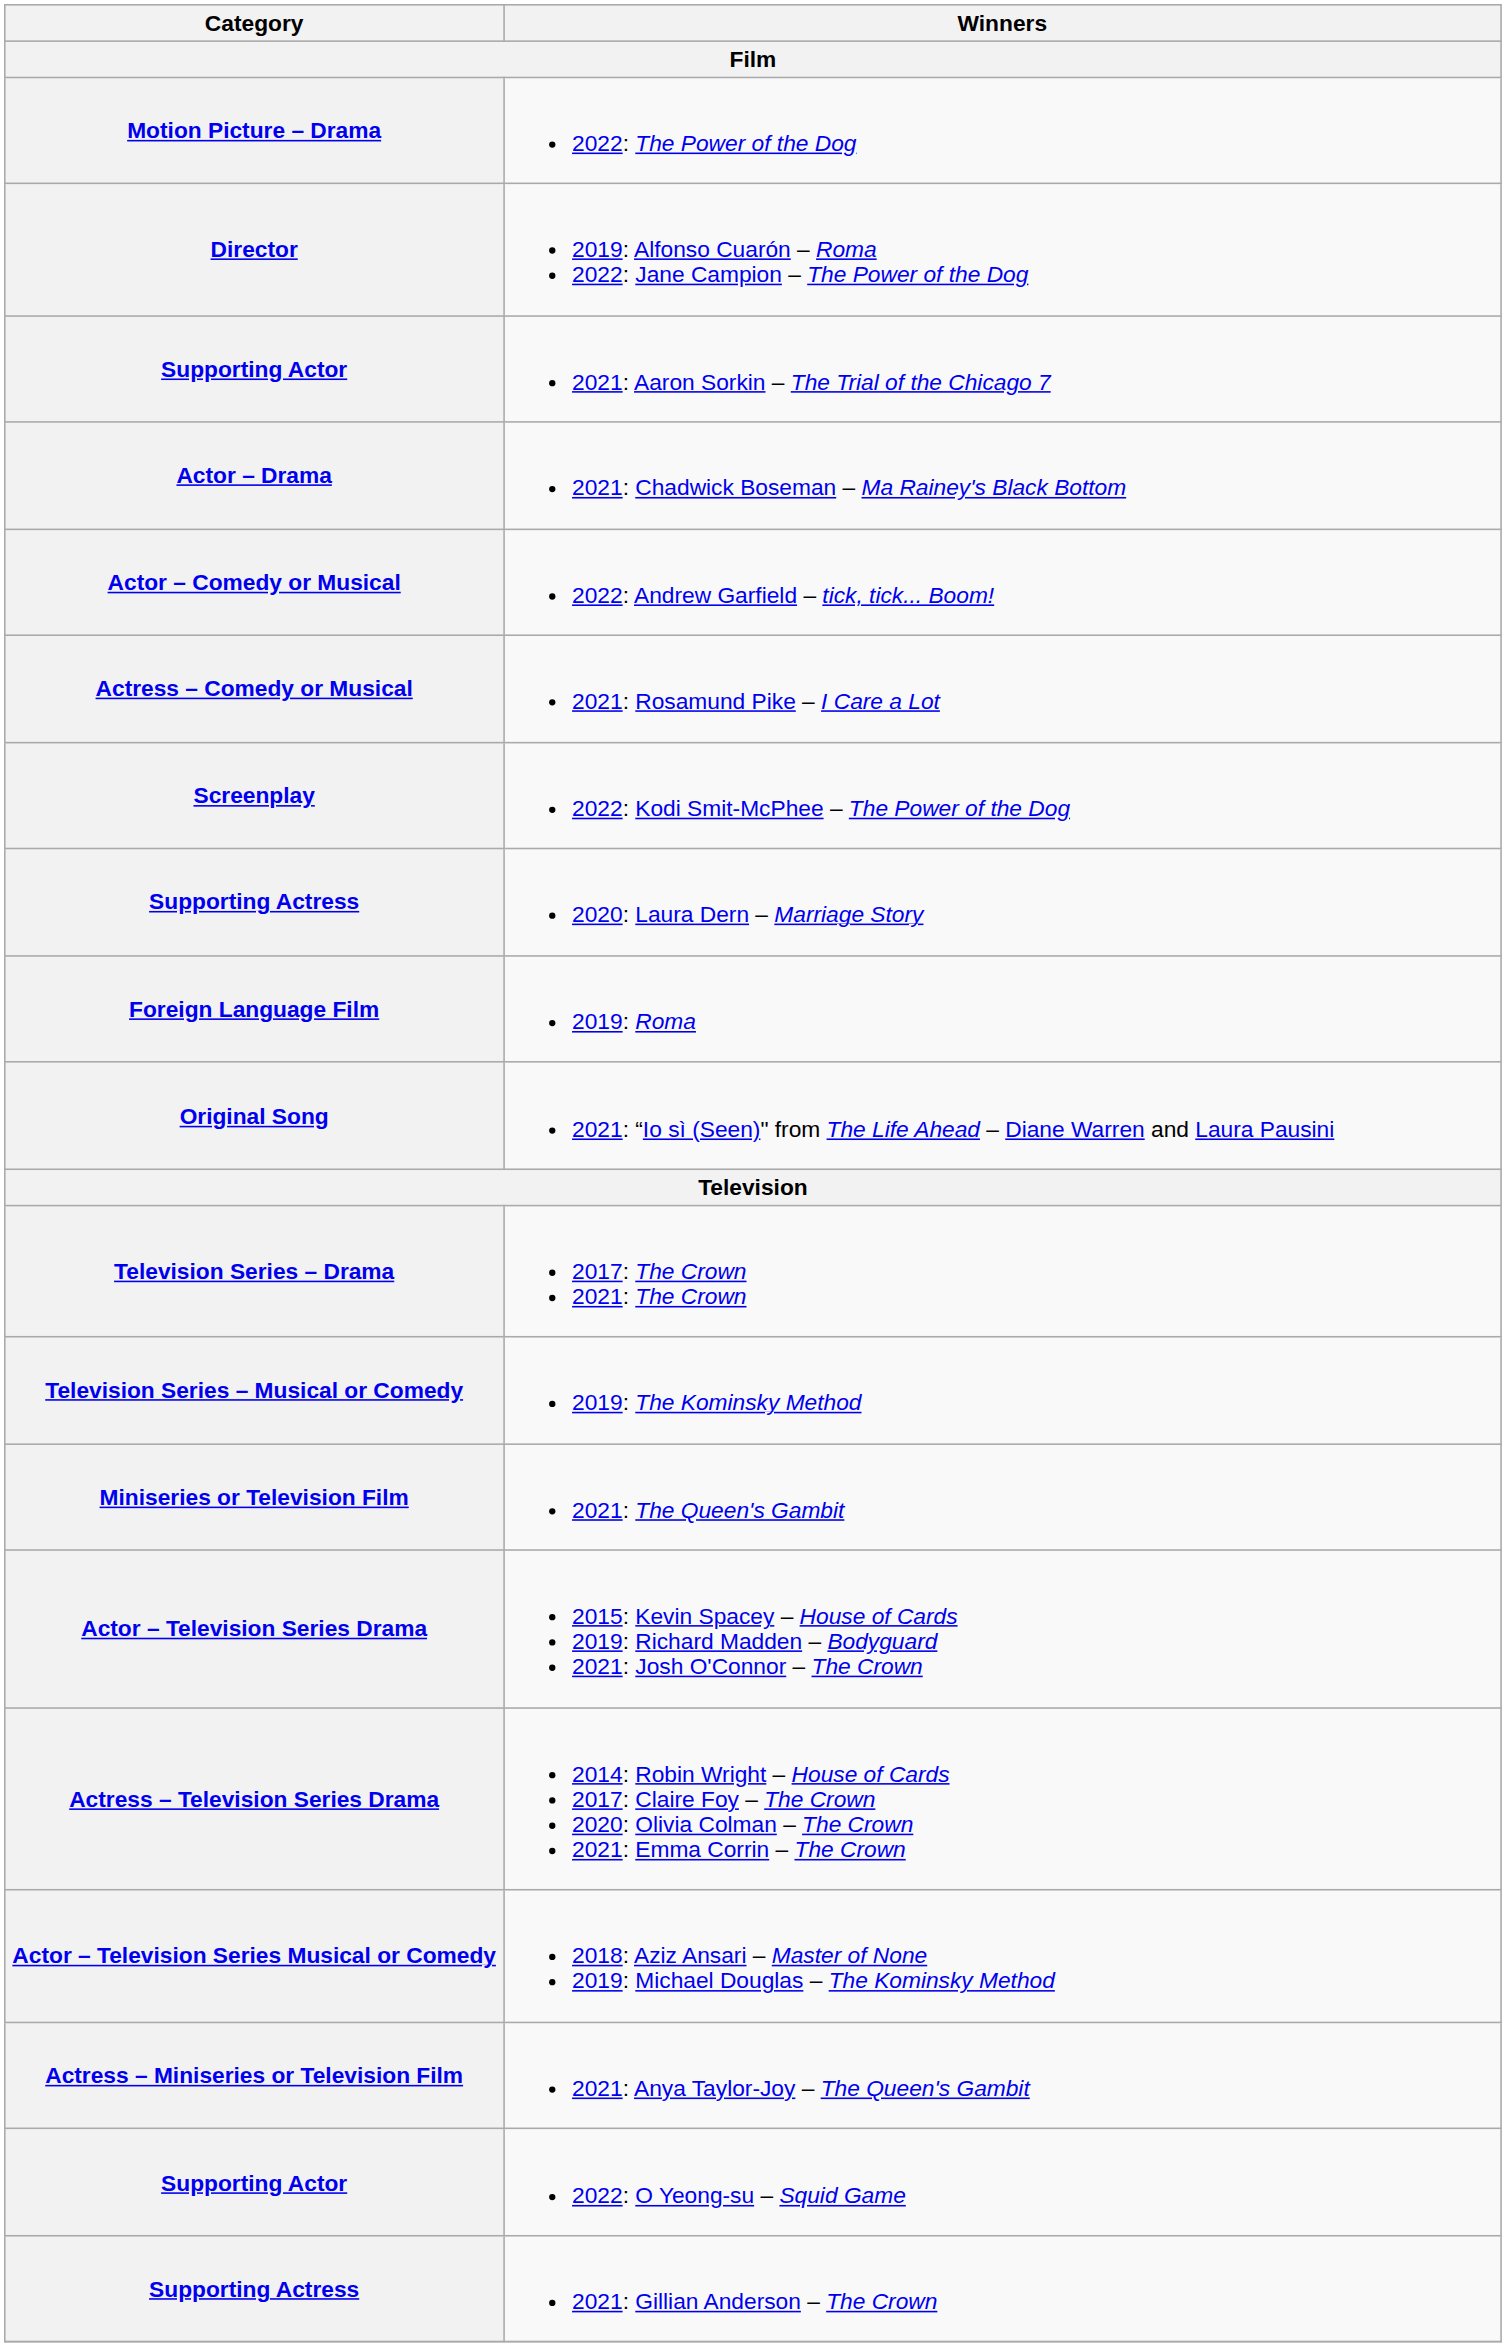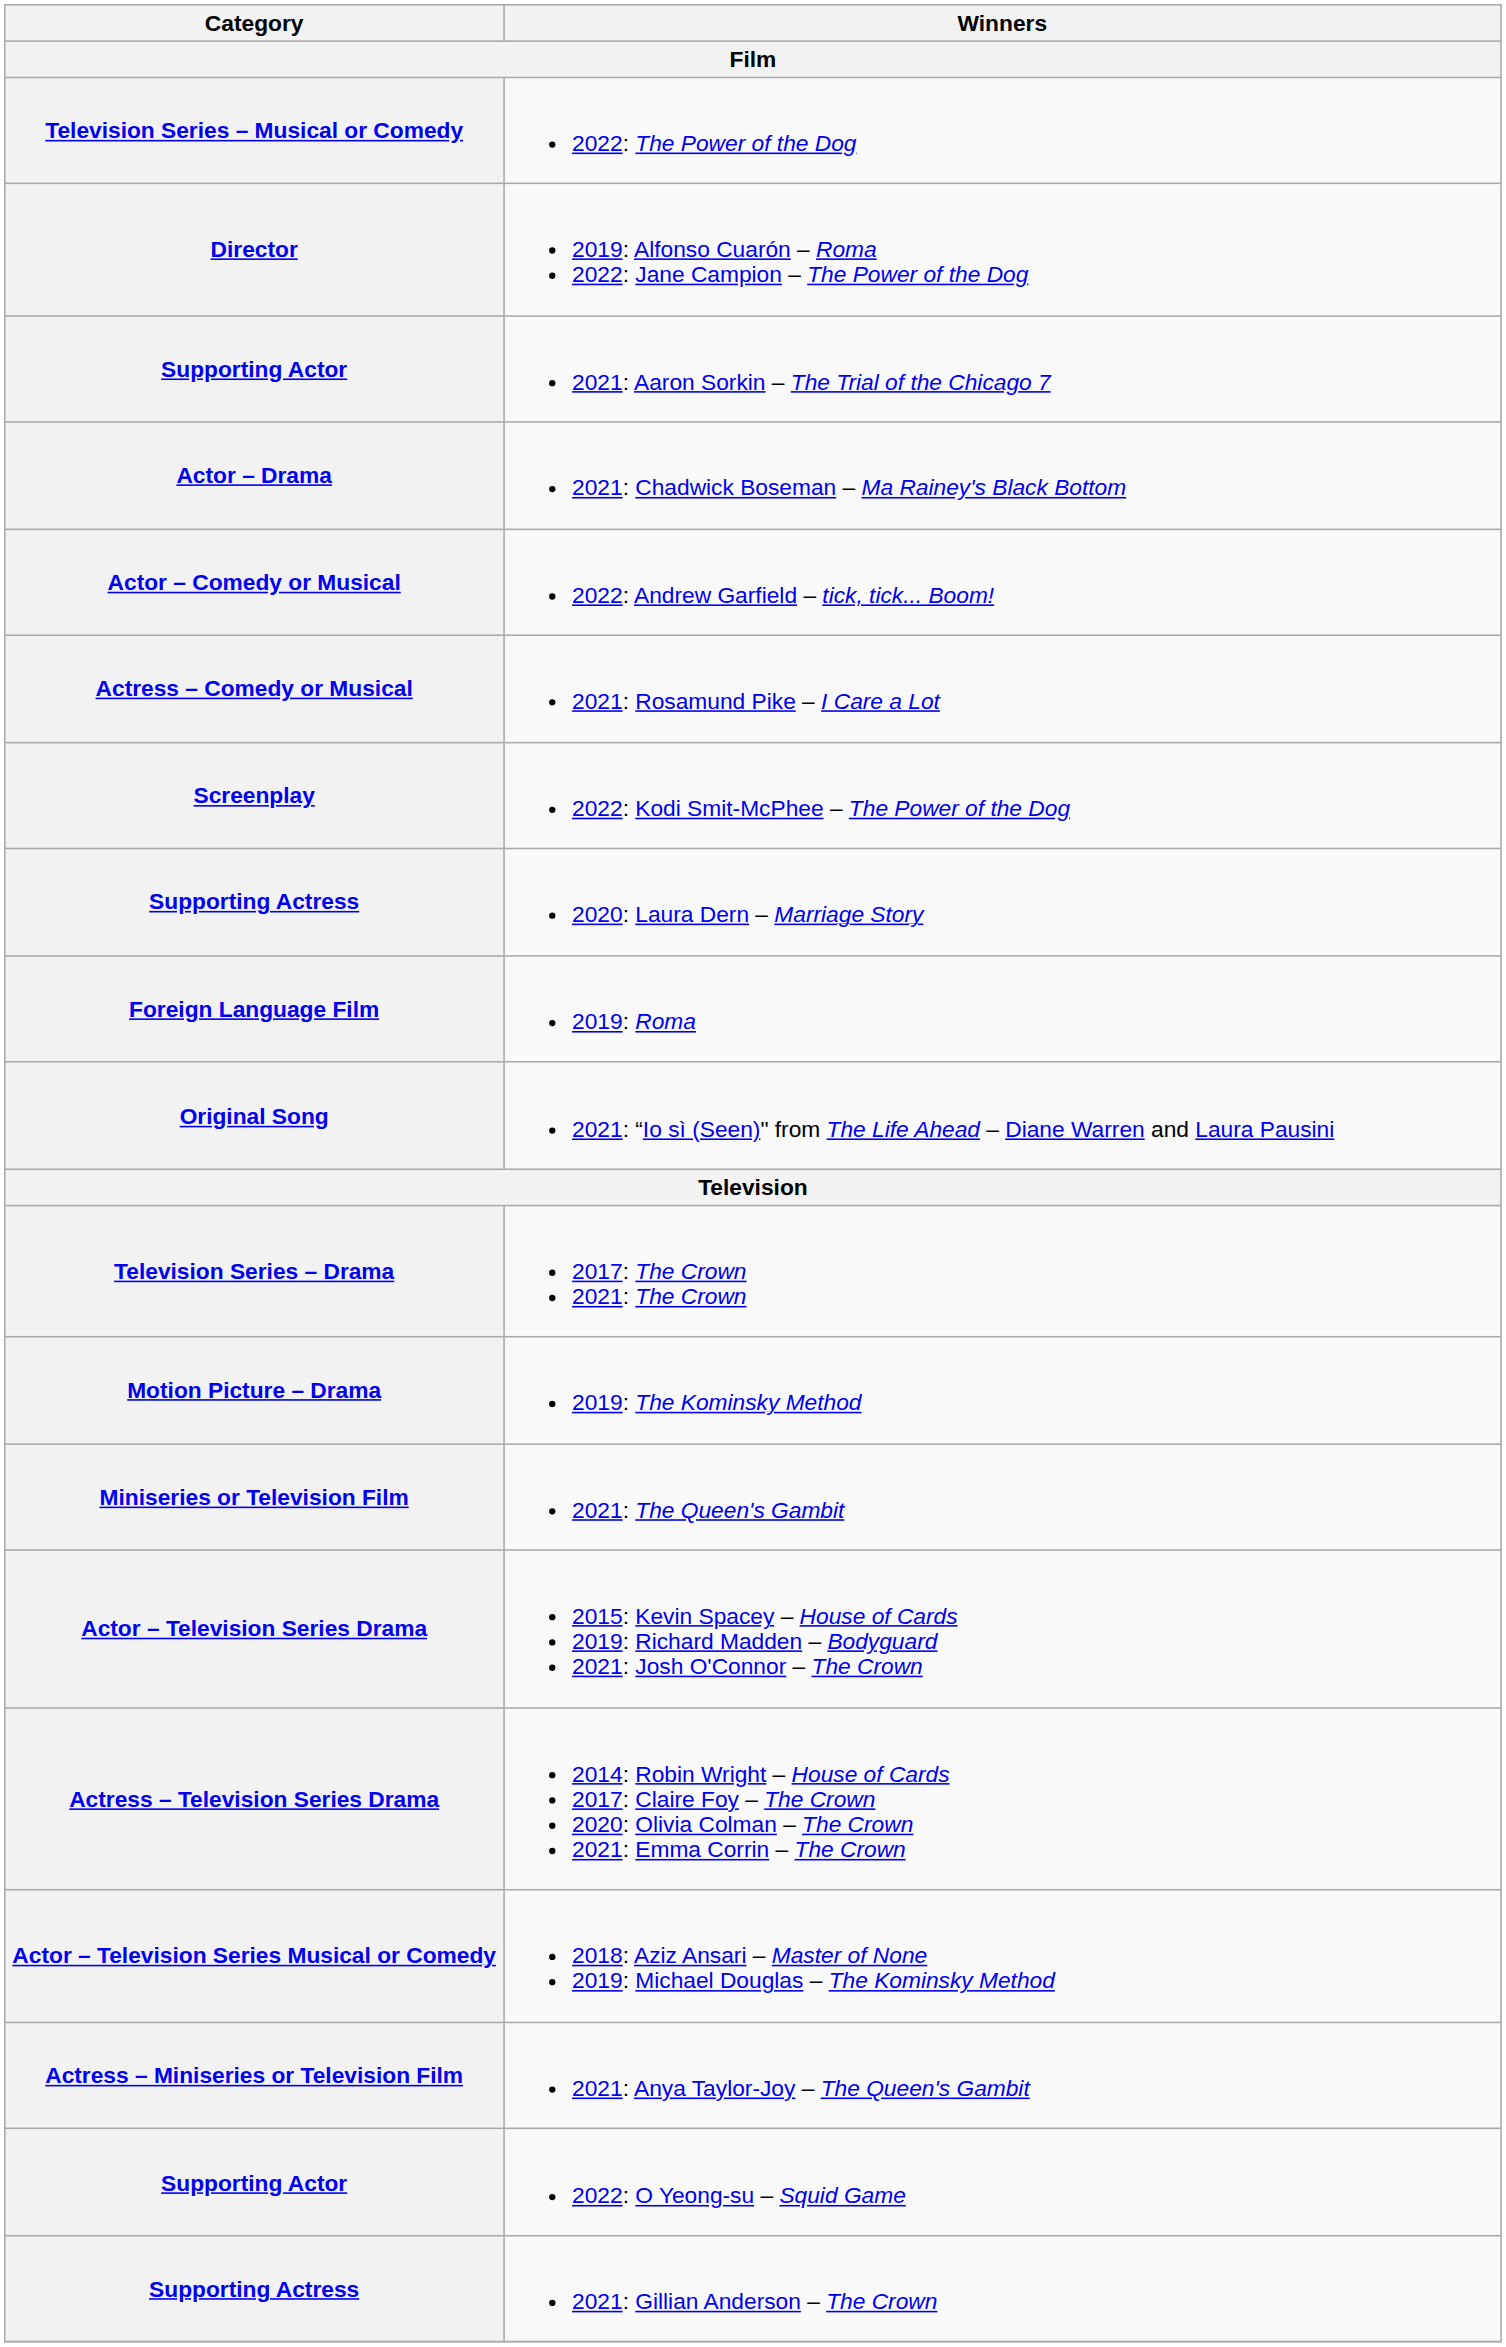(254, 130) Motion Picture – Drama -> (254, 130) Television Series – Musical or Comedy
(254, 1391) Television Series – Musical or Comedy -> (254, 1391) Motion Picture – Drama
